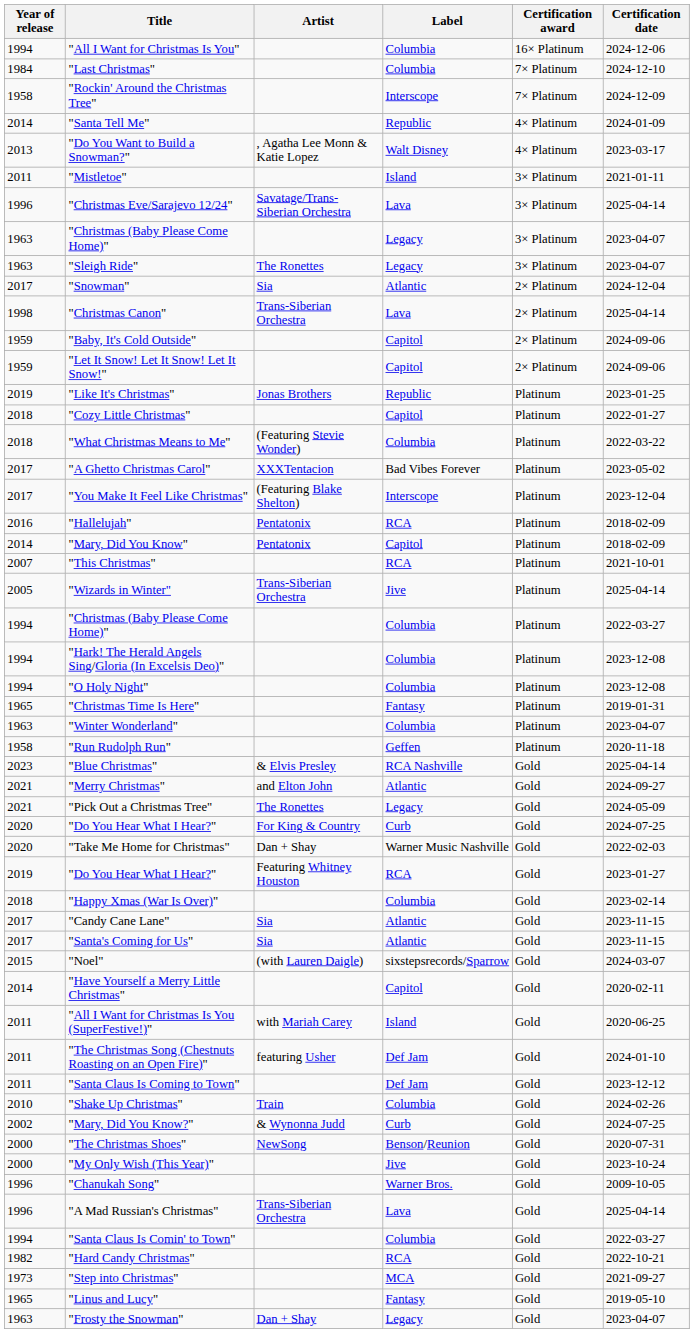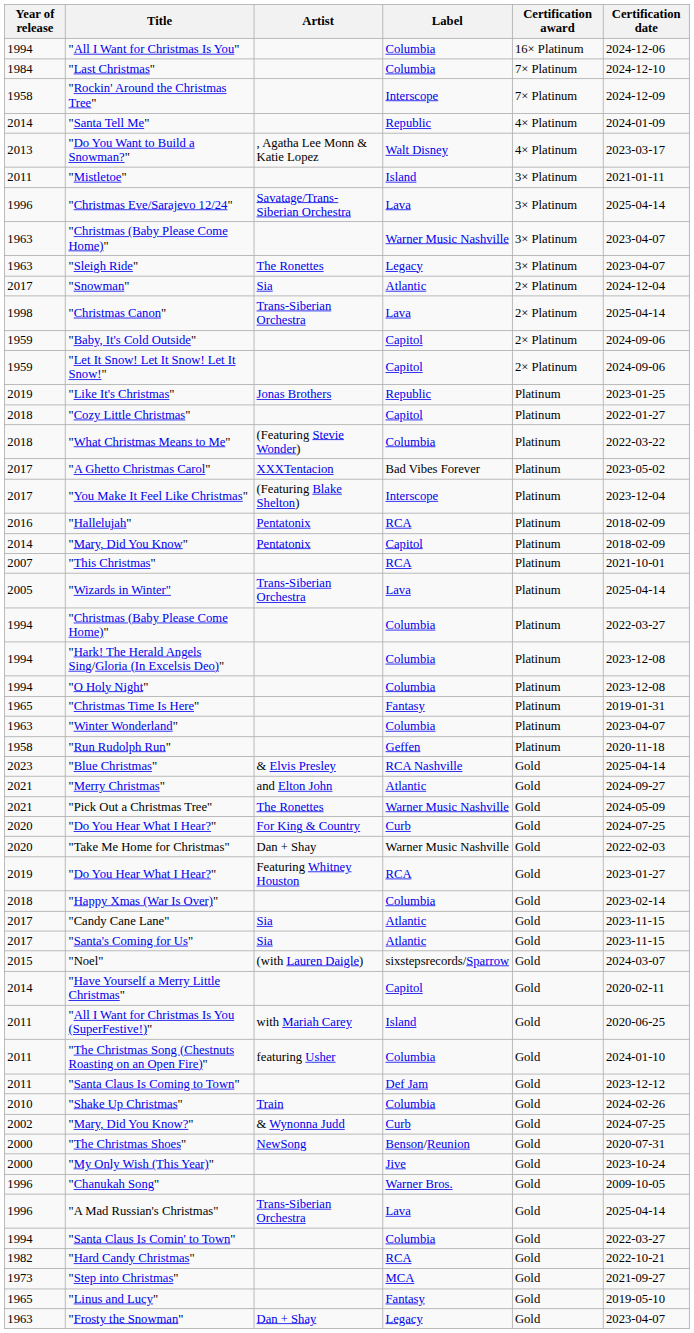(404, 238) Legacy -> (447, 238) Warner Music Nashville
(396, 590) Jive -> (398, 590) Lava
(404, 806) Legacy -> (447, 806) Warner Music Nashville
(407, 1056) Def Jam -> (410, 1056) Columbia
